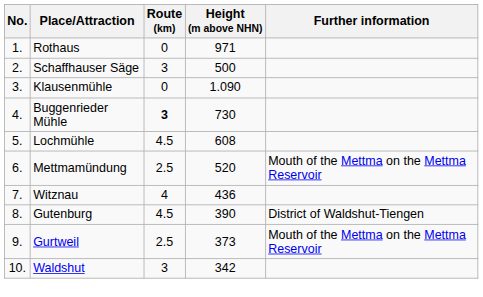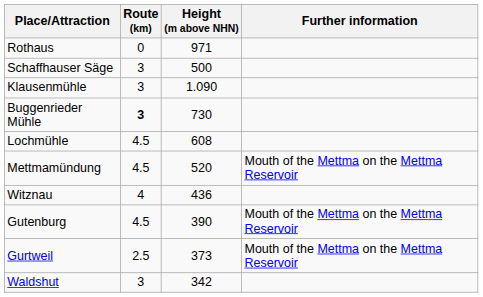- column: (17, 21)
(164, 87) 0 -> (141, 87) 3
(164, 168) 2.5 -> (141, 168) 4.5
(346, 214) District of Waldshut-Tiengen -> (343, 221) Mouth of the Mettma on the Mettma Reservoir
